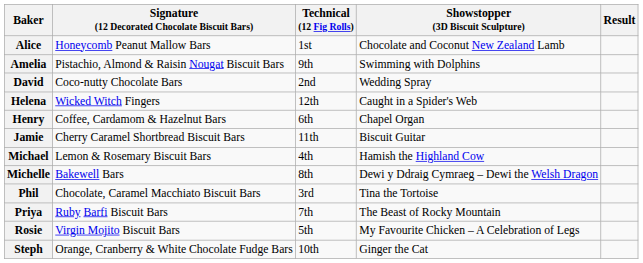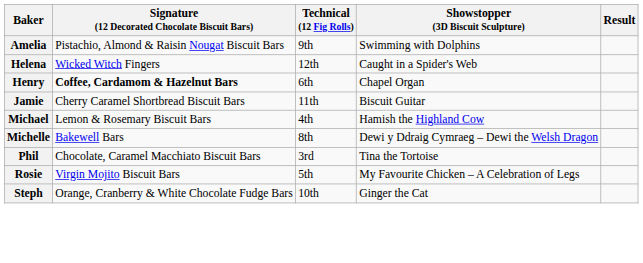- row: (28, 45)
- row: (28, 82)
(141, 119) normal -> (147, 82) bold
- row: (28, 212)
